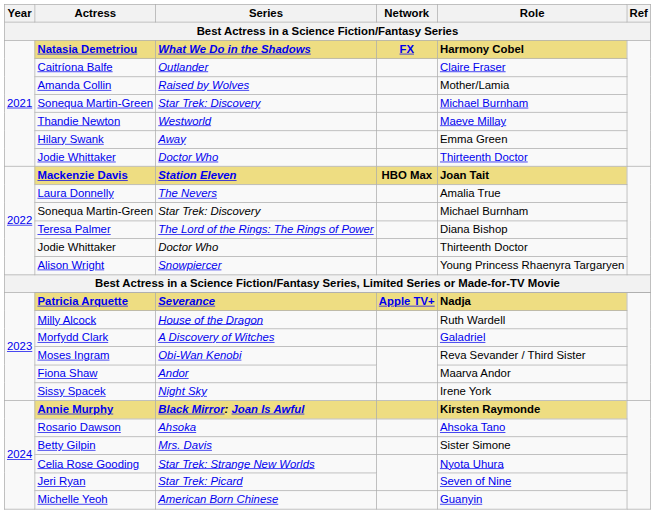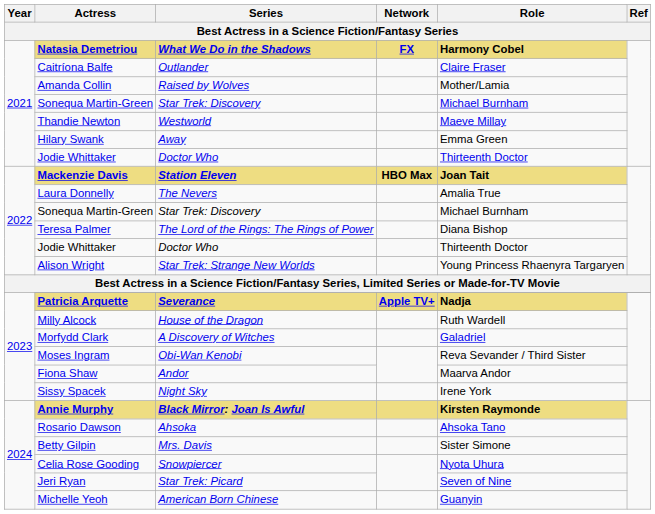(190, 265) Snowpiercer -> (236, 265) Star Trek: Strange New Worlds
(236, 463) Star Trek: Strange New Worlds -> (190, 463) Snowpiercer
